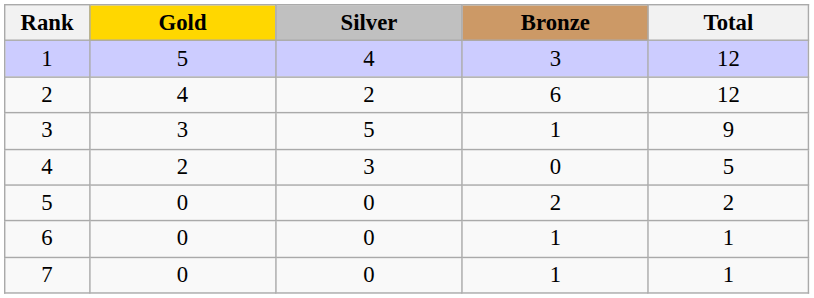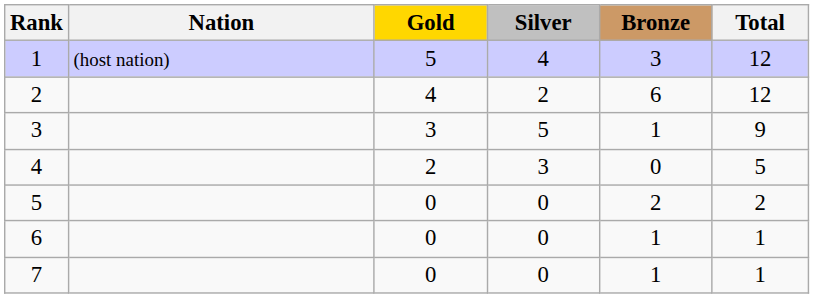+ column: (221, 22)
